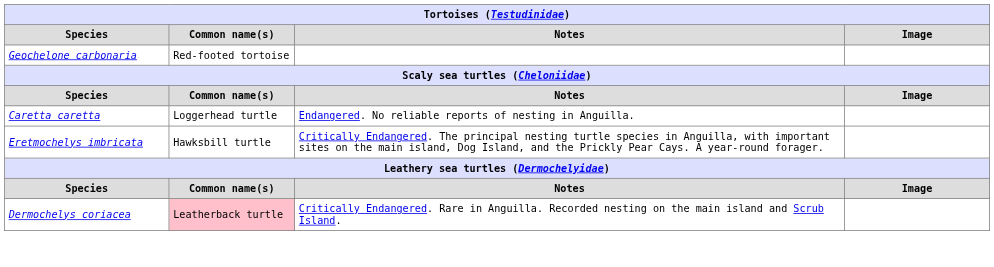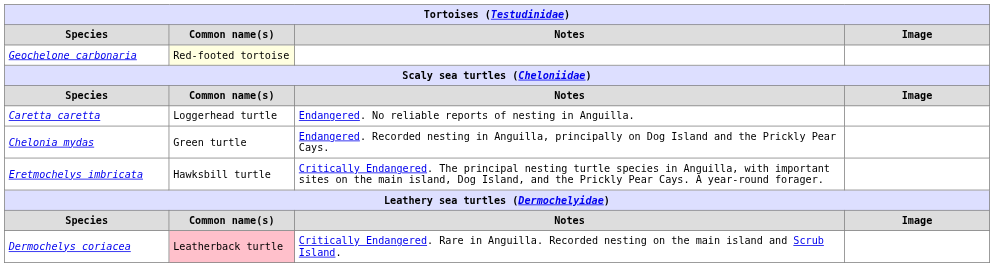(231, 55) no background -> (231, 55) lightyellow background
+ row: (51, 142)
